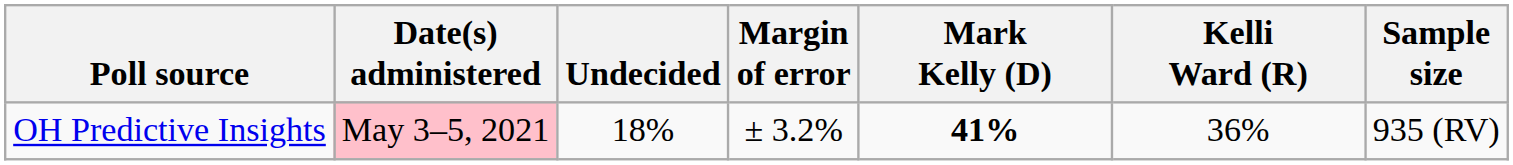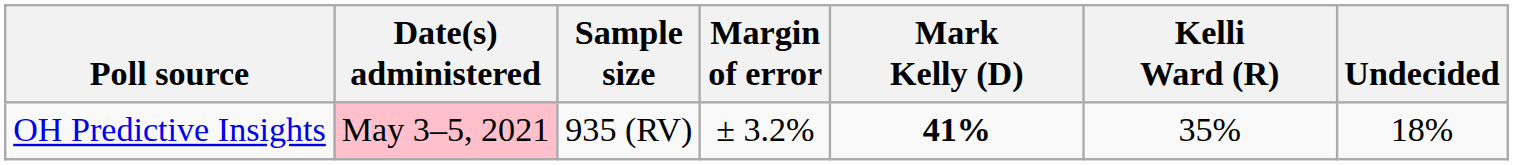columns swapped: (1436, 53) <-> (643, 73)
(1238, 129) 36% -> (1210, 129) 35%
